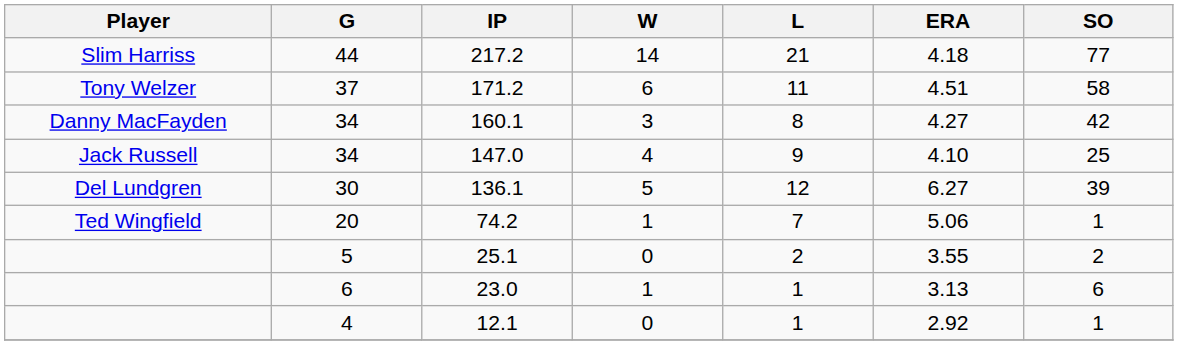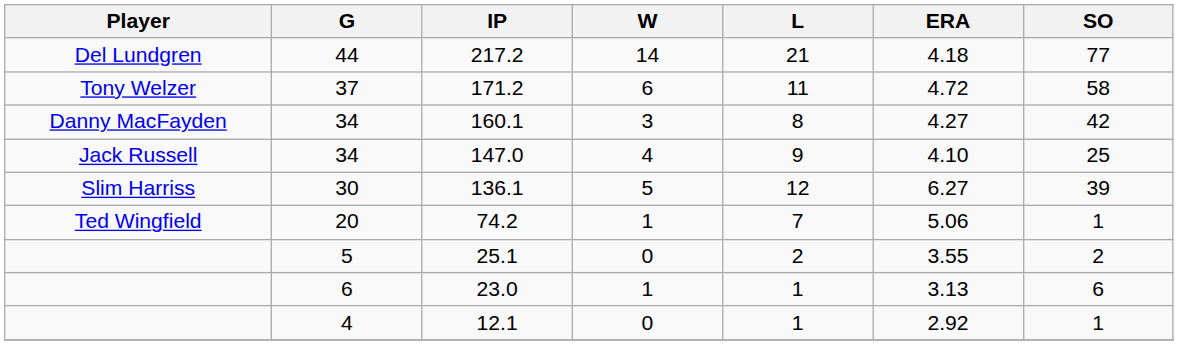(138, 54) Slim Harriss -> (138, 54) Del Lundgren
(948, 88) 4.51 -> (948, 88) 4.72
(138, 188) Del Lundgren -> (138, 188) Slim Harriss
